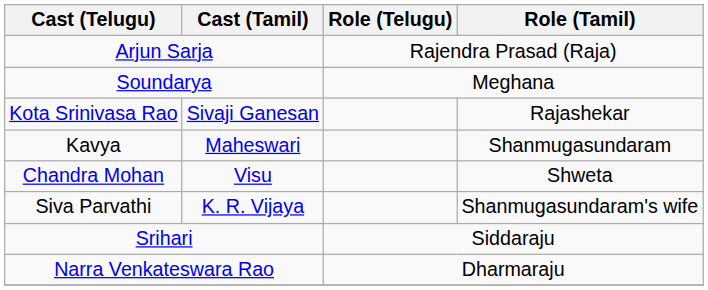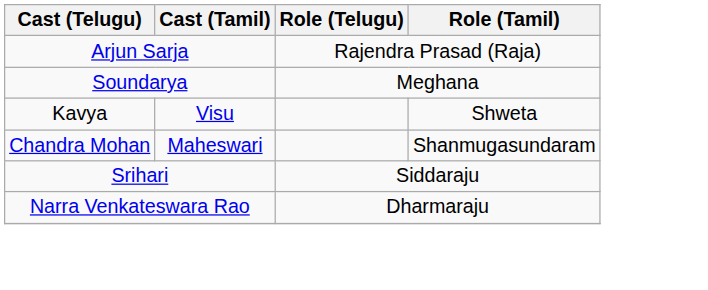- row: (93, 113)
(253, 144) Maheswari -> (215, 113) Visu
(580, 144) Shanmugasundaram -> (504, 113) Shweta
(253, 176) Visu -> (215, 144) Maheswari
(580, 176) Shweta -> (504, 144) Shanmugasundaram
- row: (93, 207)
